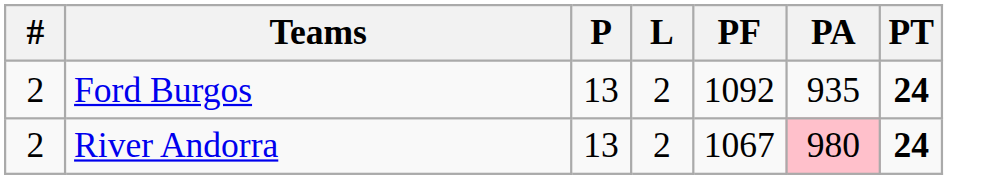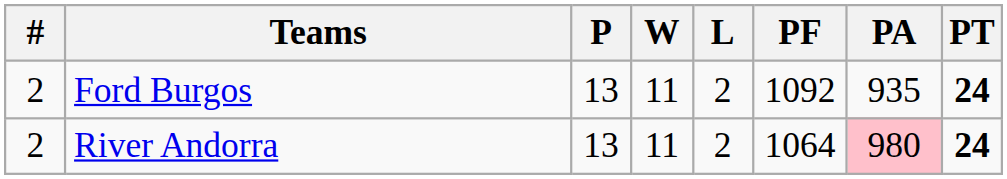+ column: (662, 32)
(739, 145) 1067 -> (800, 145) 1064
